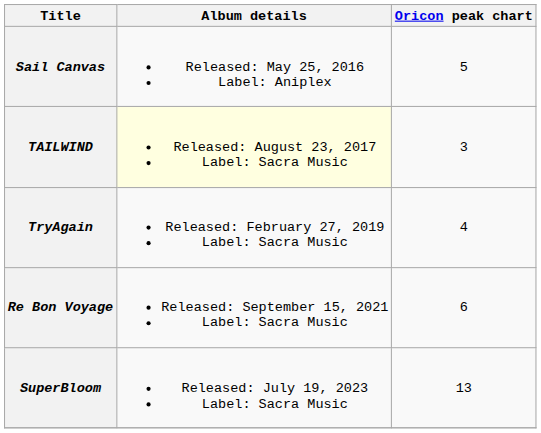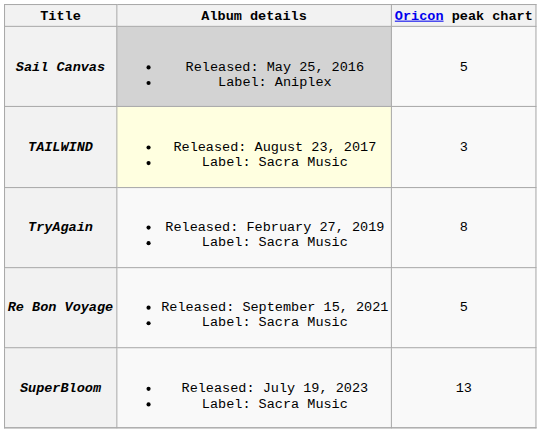(254, 74) no background -> (254, 74) lightgrey background
(464, 227) 4 -> (464, 227) 8
(464, 308) 6 -> (464, 308) 5
